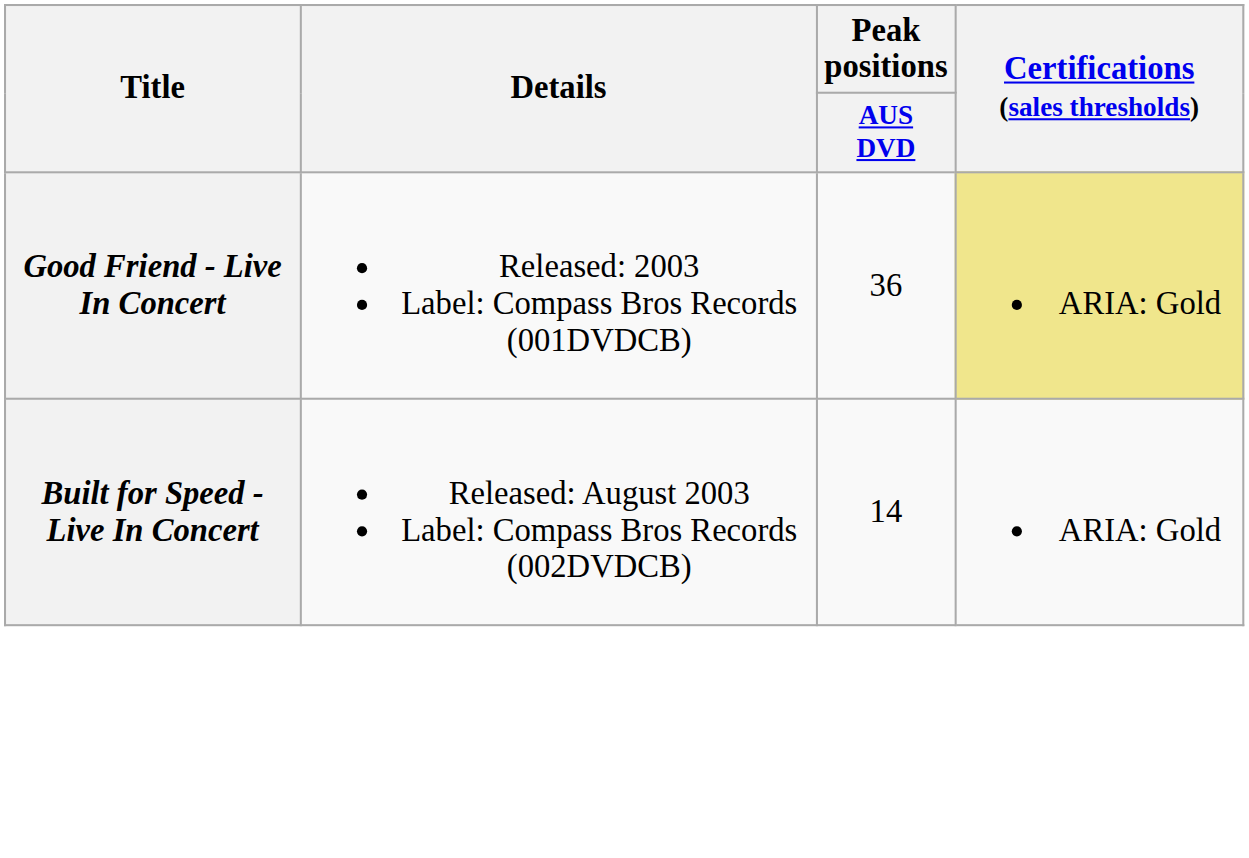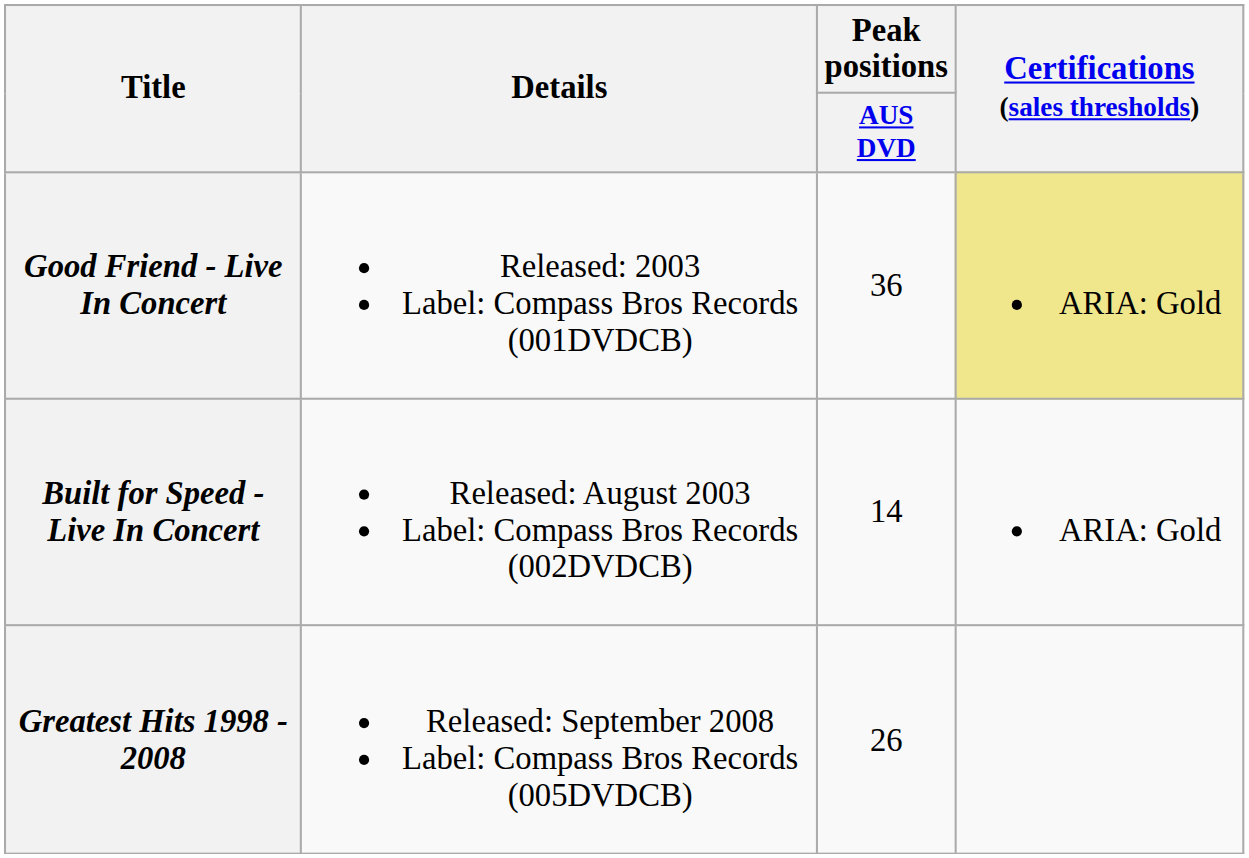+ row: (153, 739)
